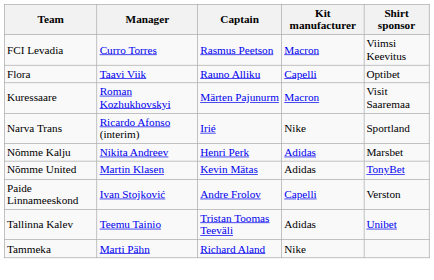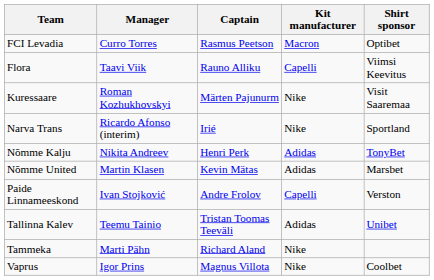(386, 50) Viimsi Keevitus -> (383, 43) Optibet
(383, 74) Optibet -> (386, 67) Viimsi Keevitus
(302, 98) Macron -> (295, 98) Nike
(385, 152) Marsbet -> (386, 152) TonyBet
(386, 170) TonyBet -> (385, 170) Marsbet
+ row: (22, 266)
